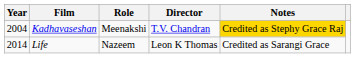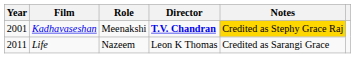(17, 28) 2004 -> (17, 28) 2001
(181, 28) normal -> (183, 28) bold
(17, 45) 2014 -> (17, 45) 2011
